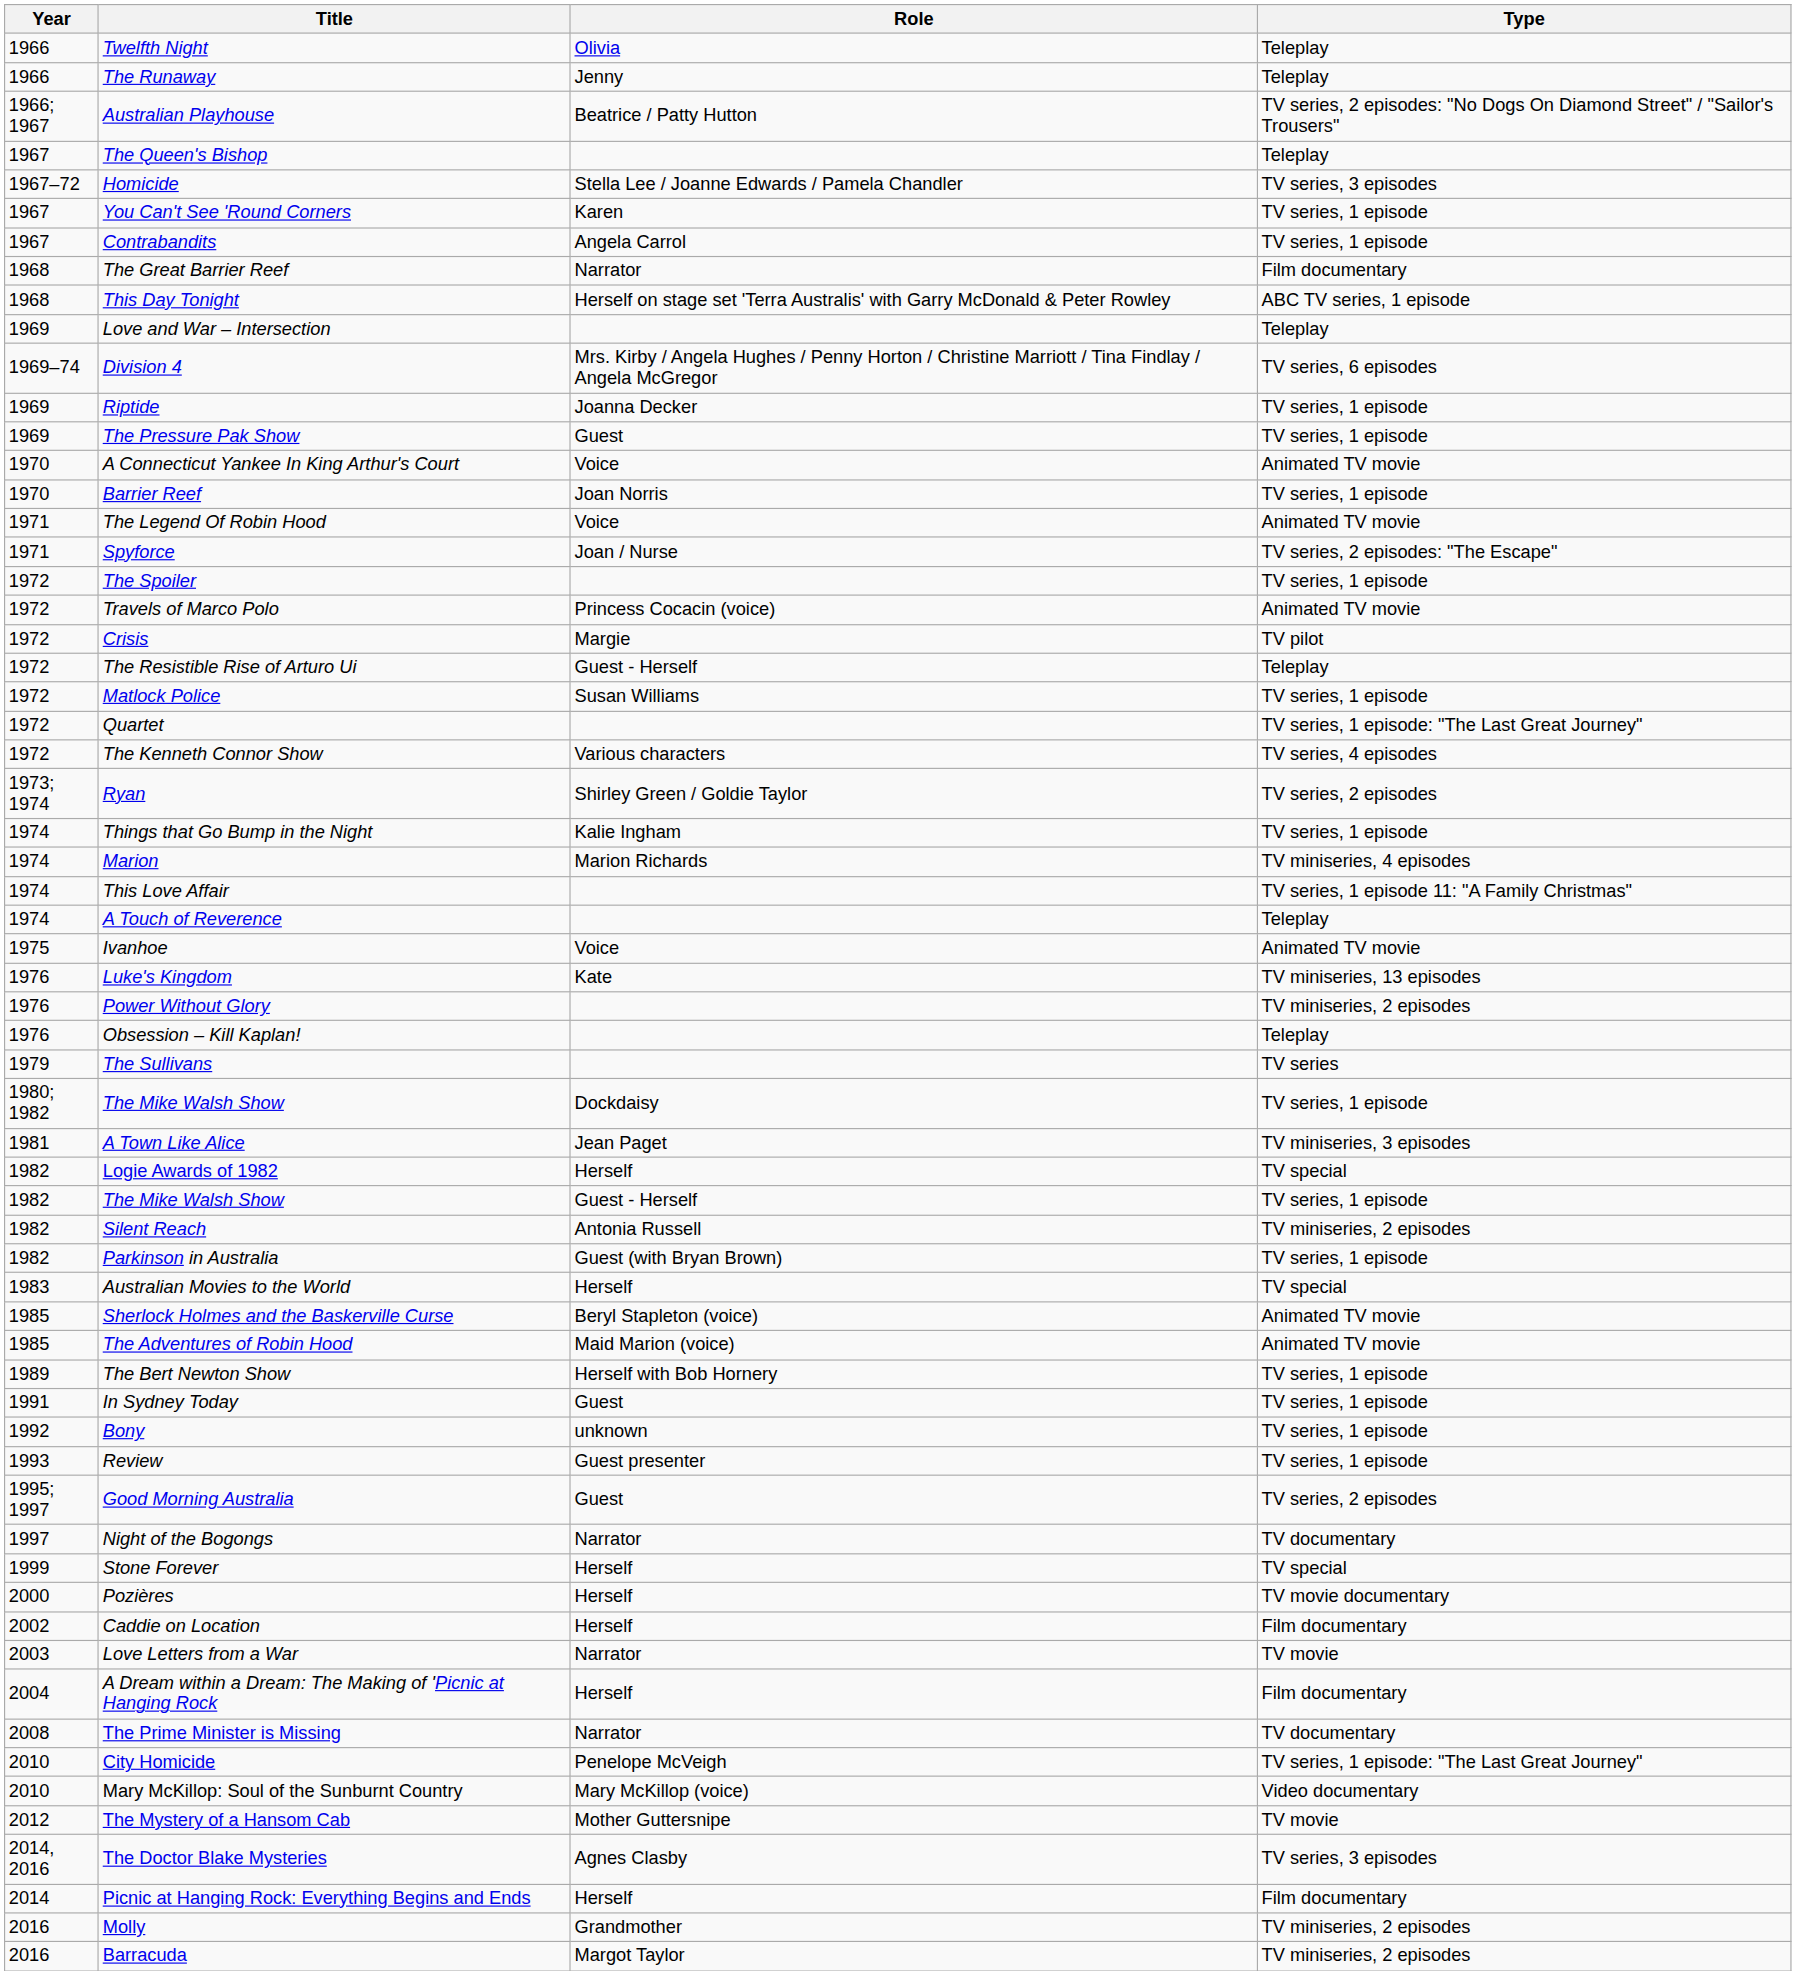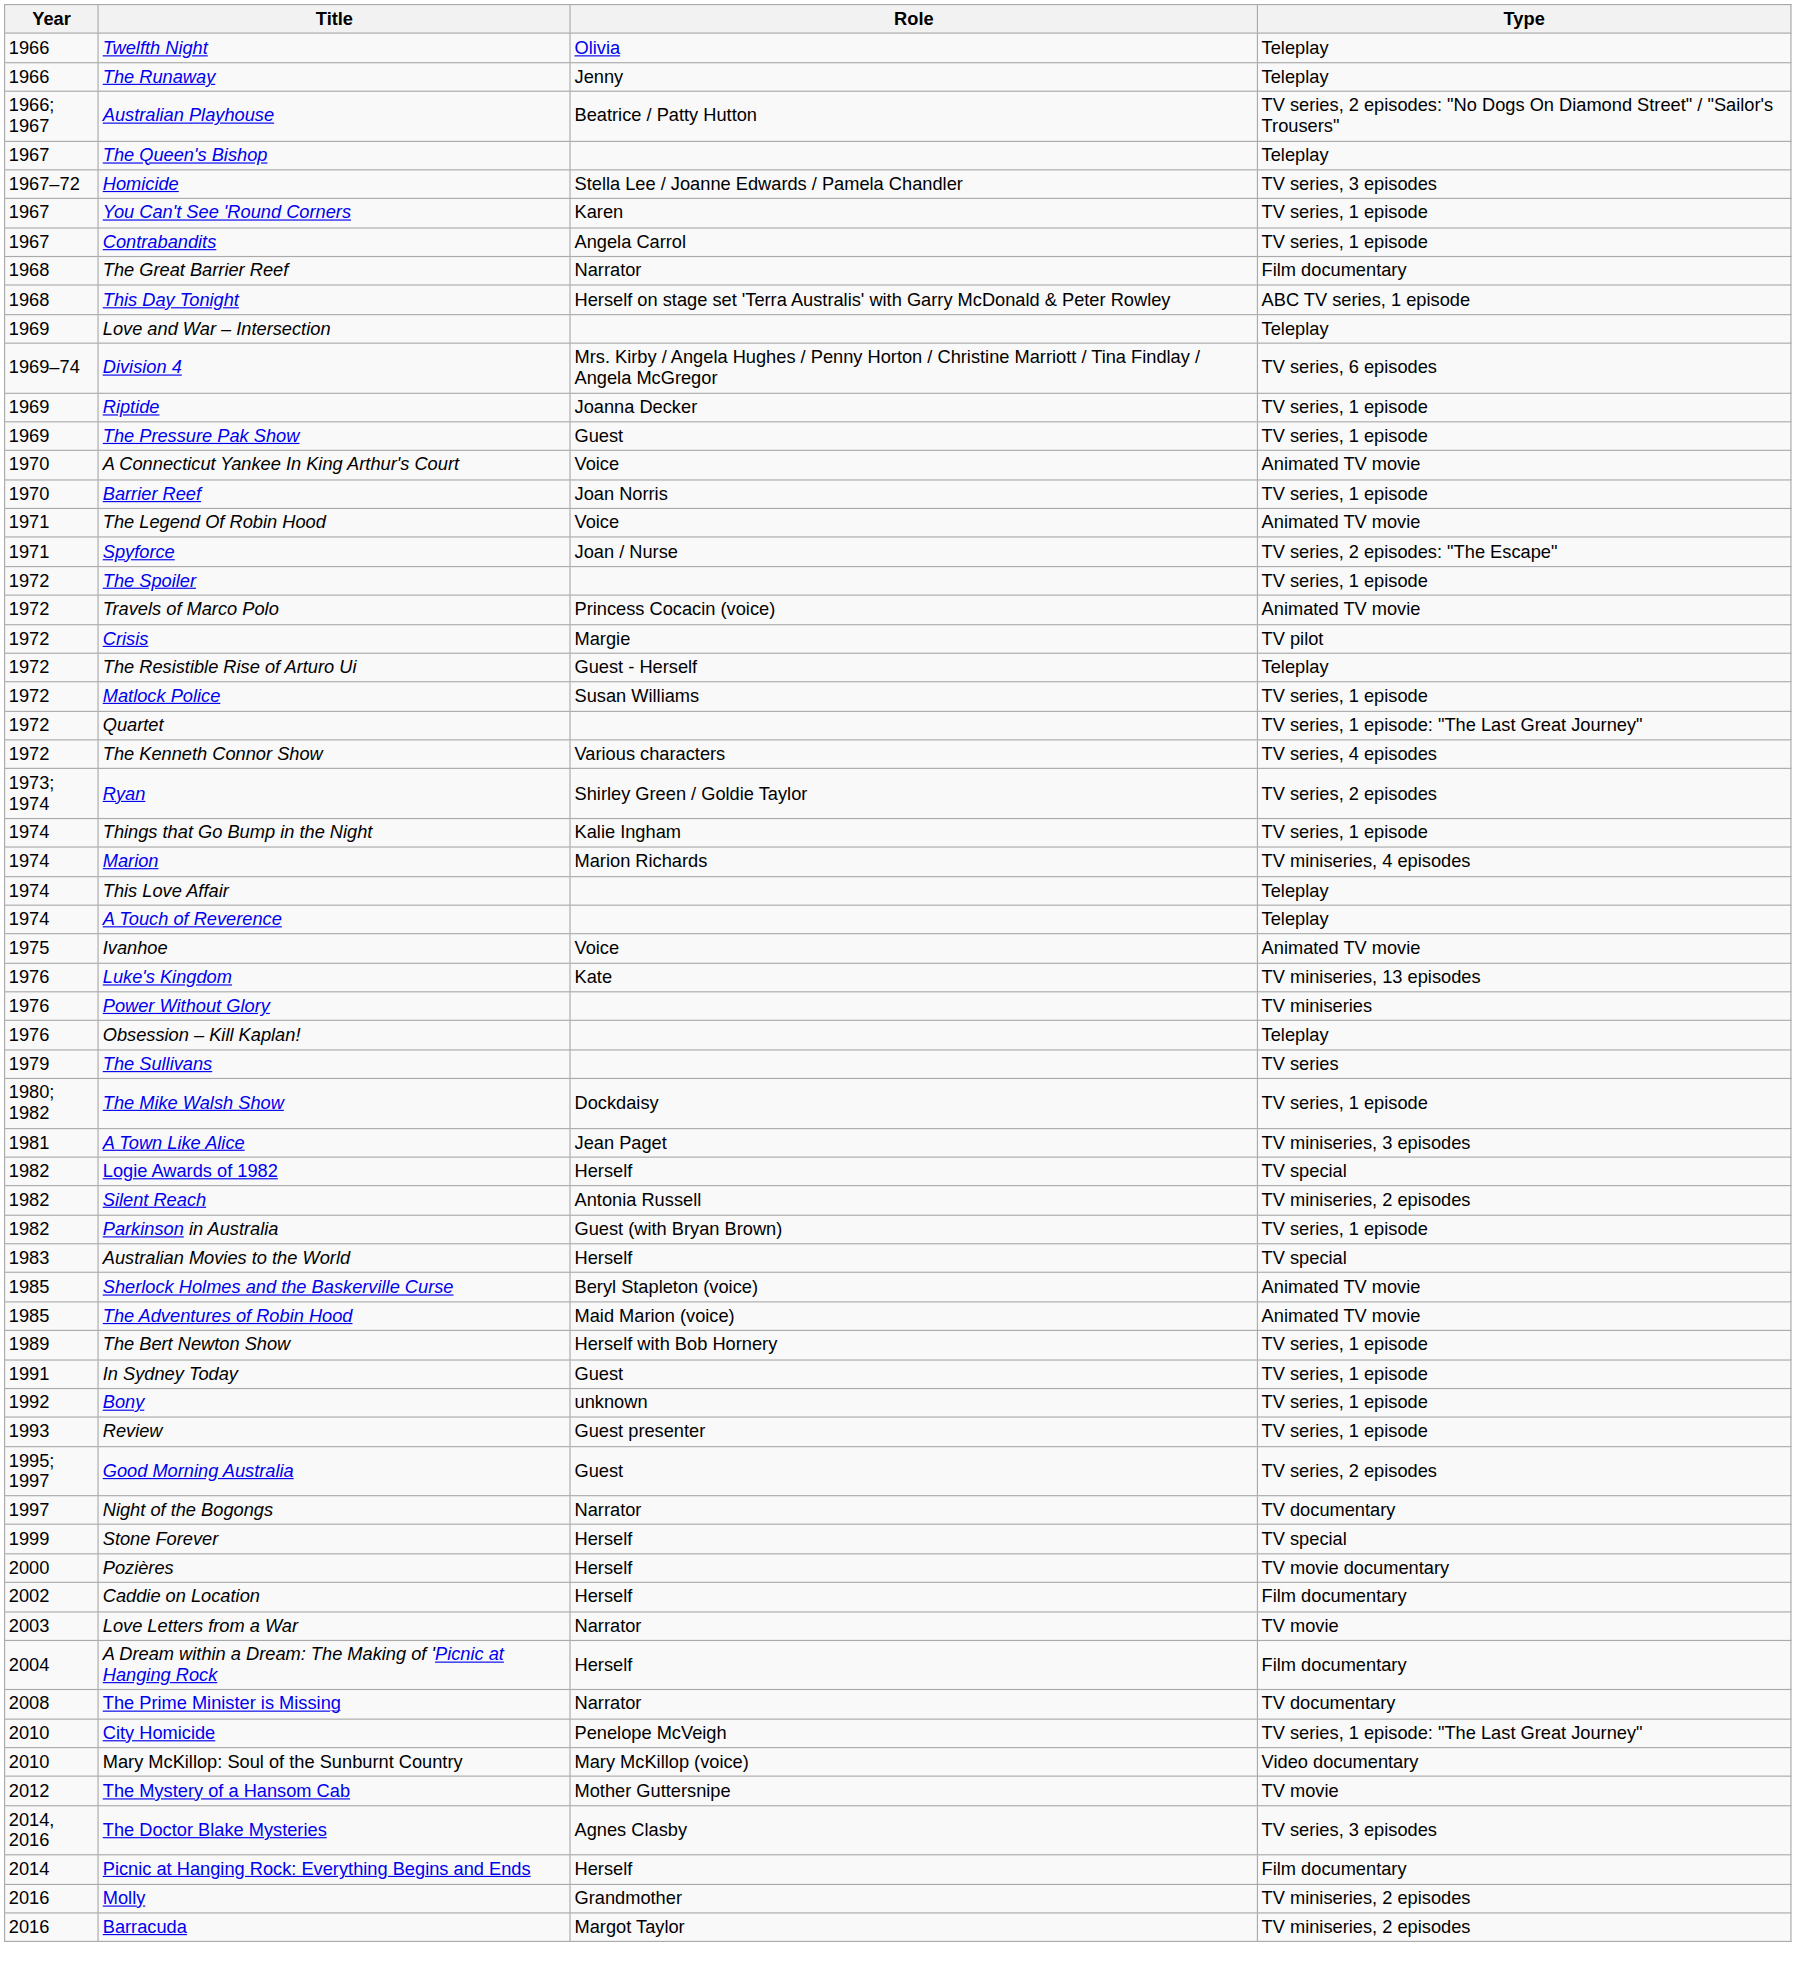(1447, 890) TV series, 1 episode 11: "A Family Christmas" -> (1295, 890) Teleplay
(1366, 1006) TV miniseries, 2 episodes -> (1317, 1006) TV miniseries
- row: (29, 1200)
